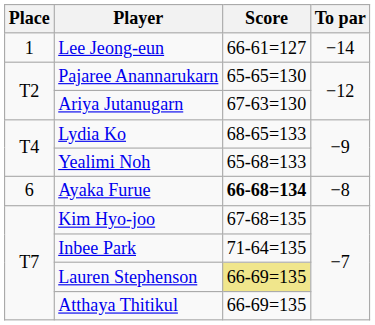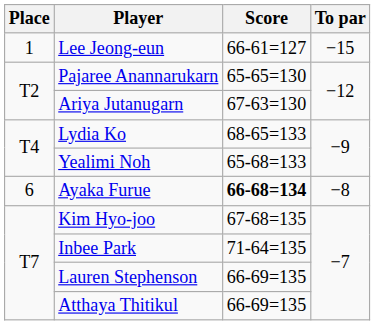(340, 47) −14 -> (340, 47) −15
(266, 276) khaki background -> (266, 276) no background
